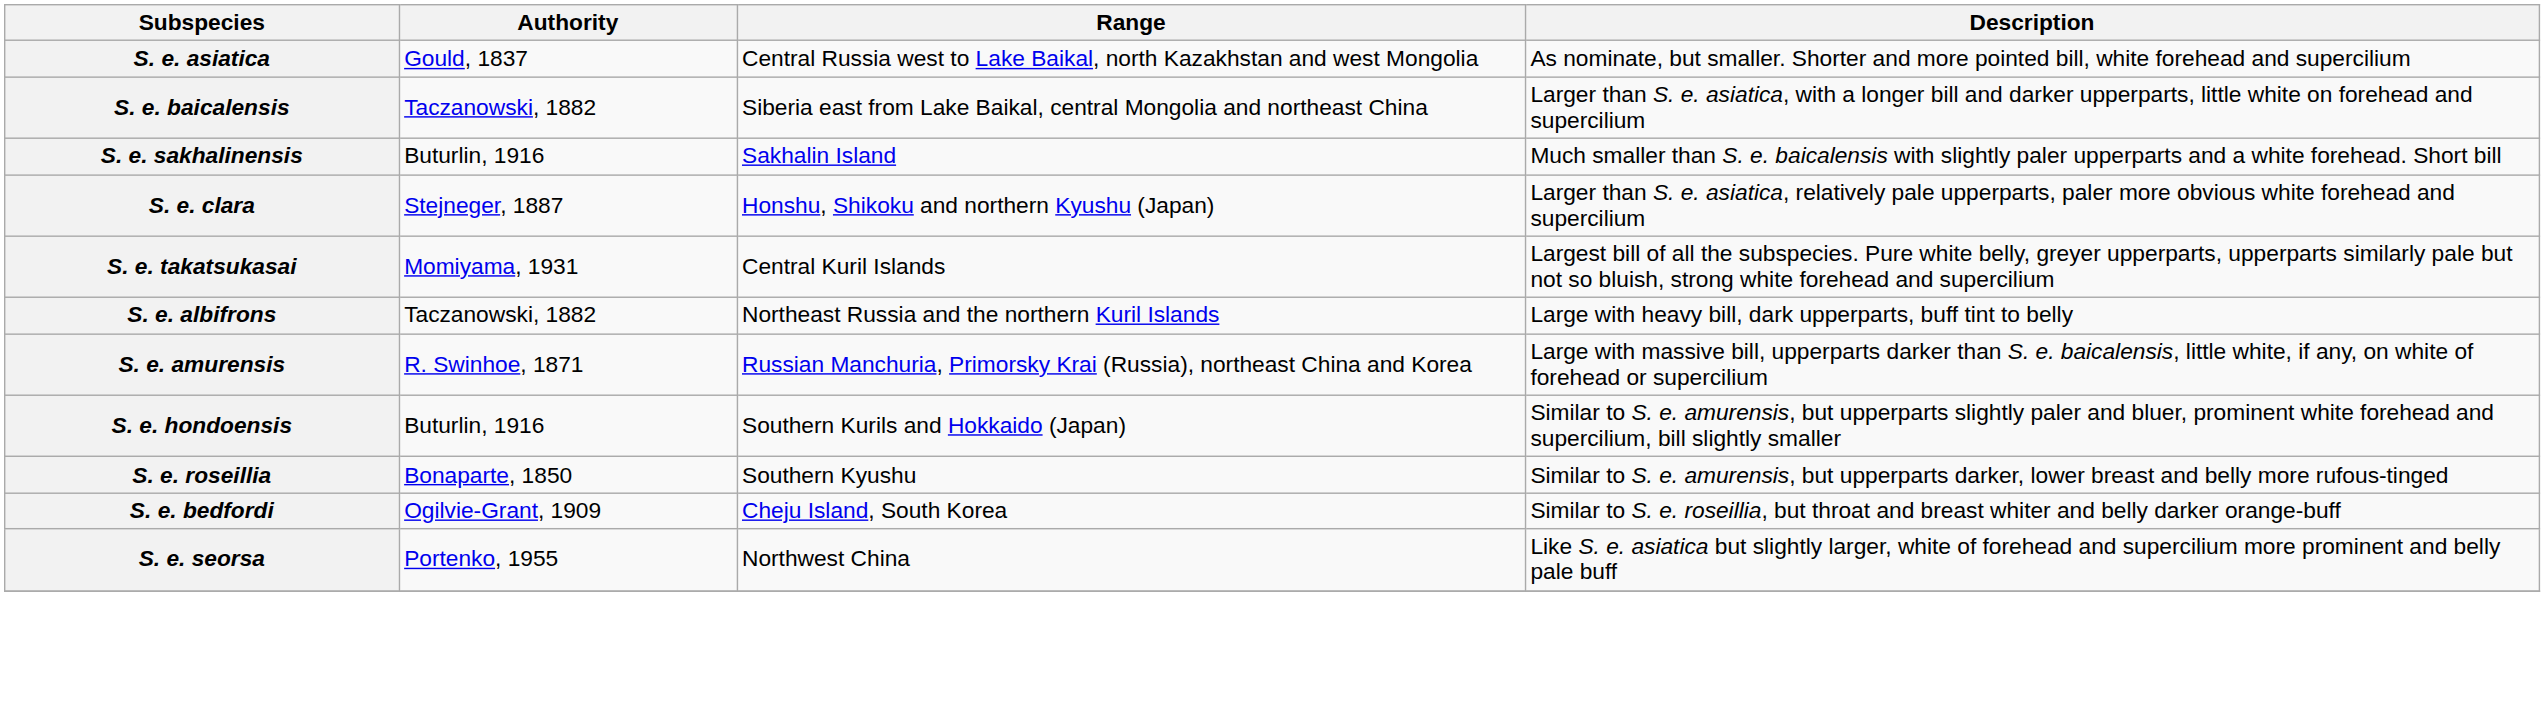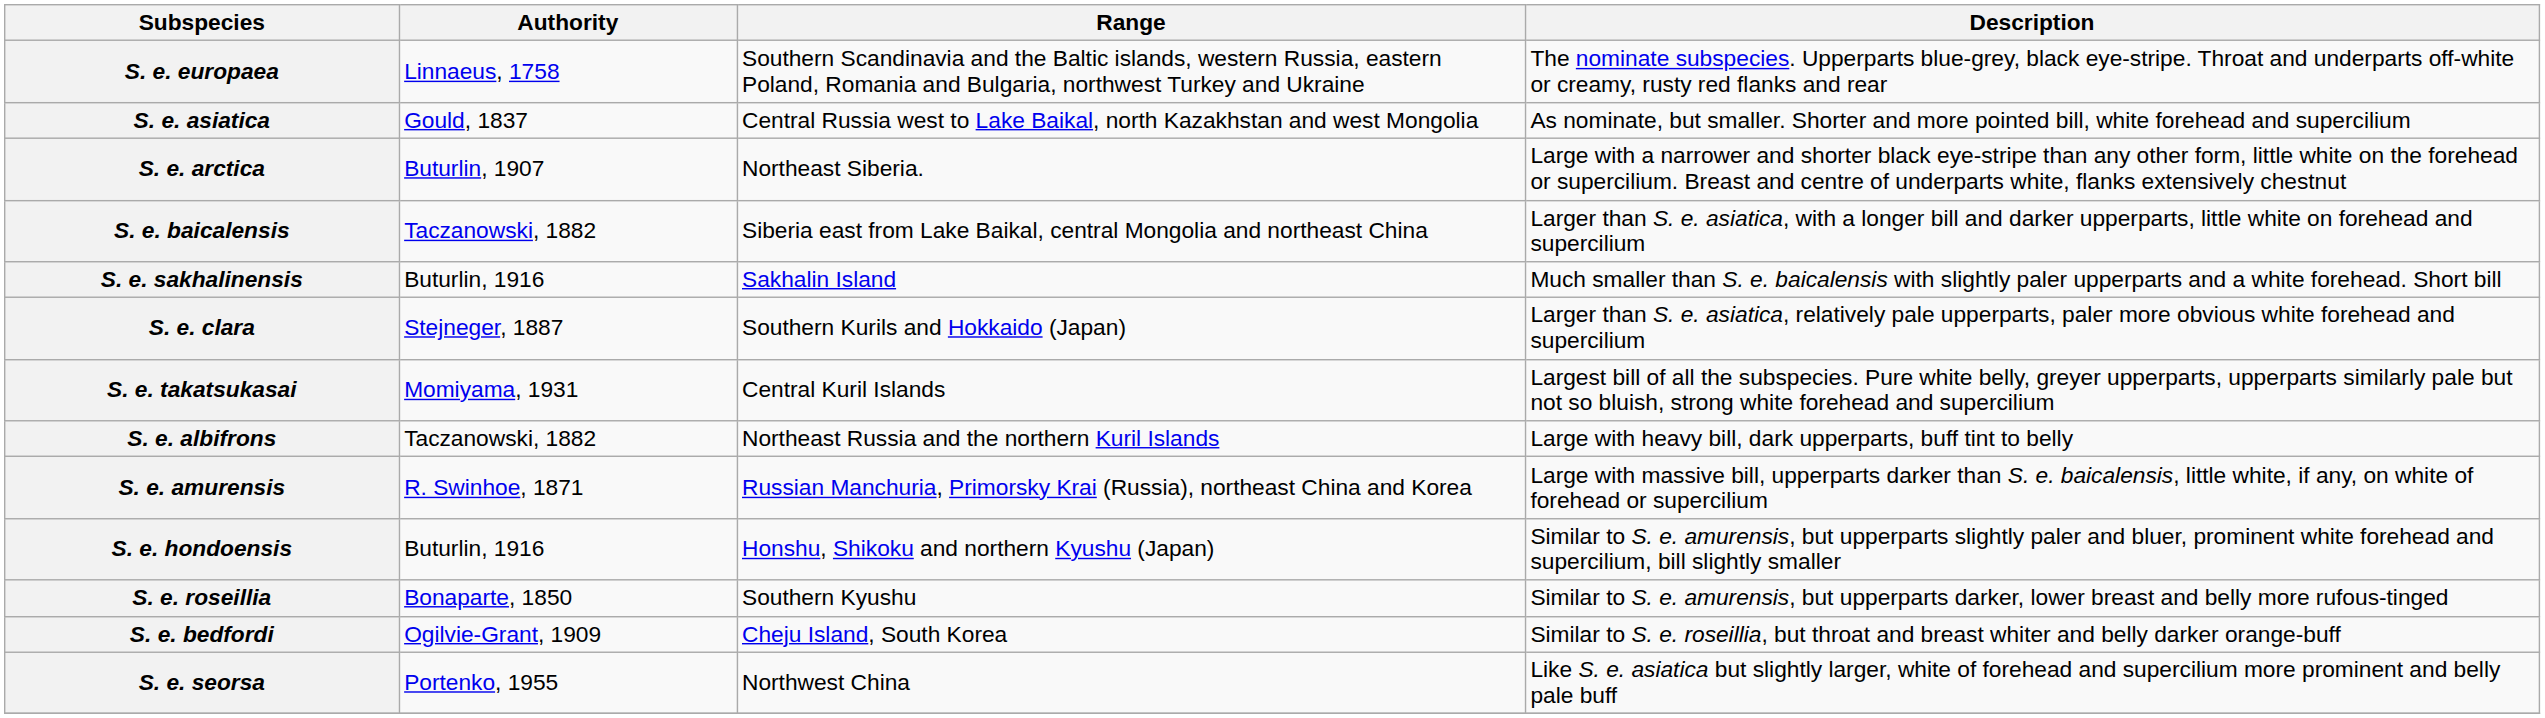+ row: (202, 71)
+ row: (202, 168)
(978, 204) Honshu, Shikoku and northern Kyushu (Japan) -> (934, 328) Southern Kurils and Hokkaido (Japan)
(934, 425) Southern Kurils and Hokkaido (Japan) -> (978, 548) Honshu, Shikoku and northern Kyushu (Japan)
